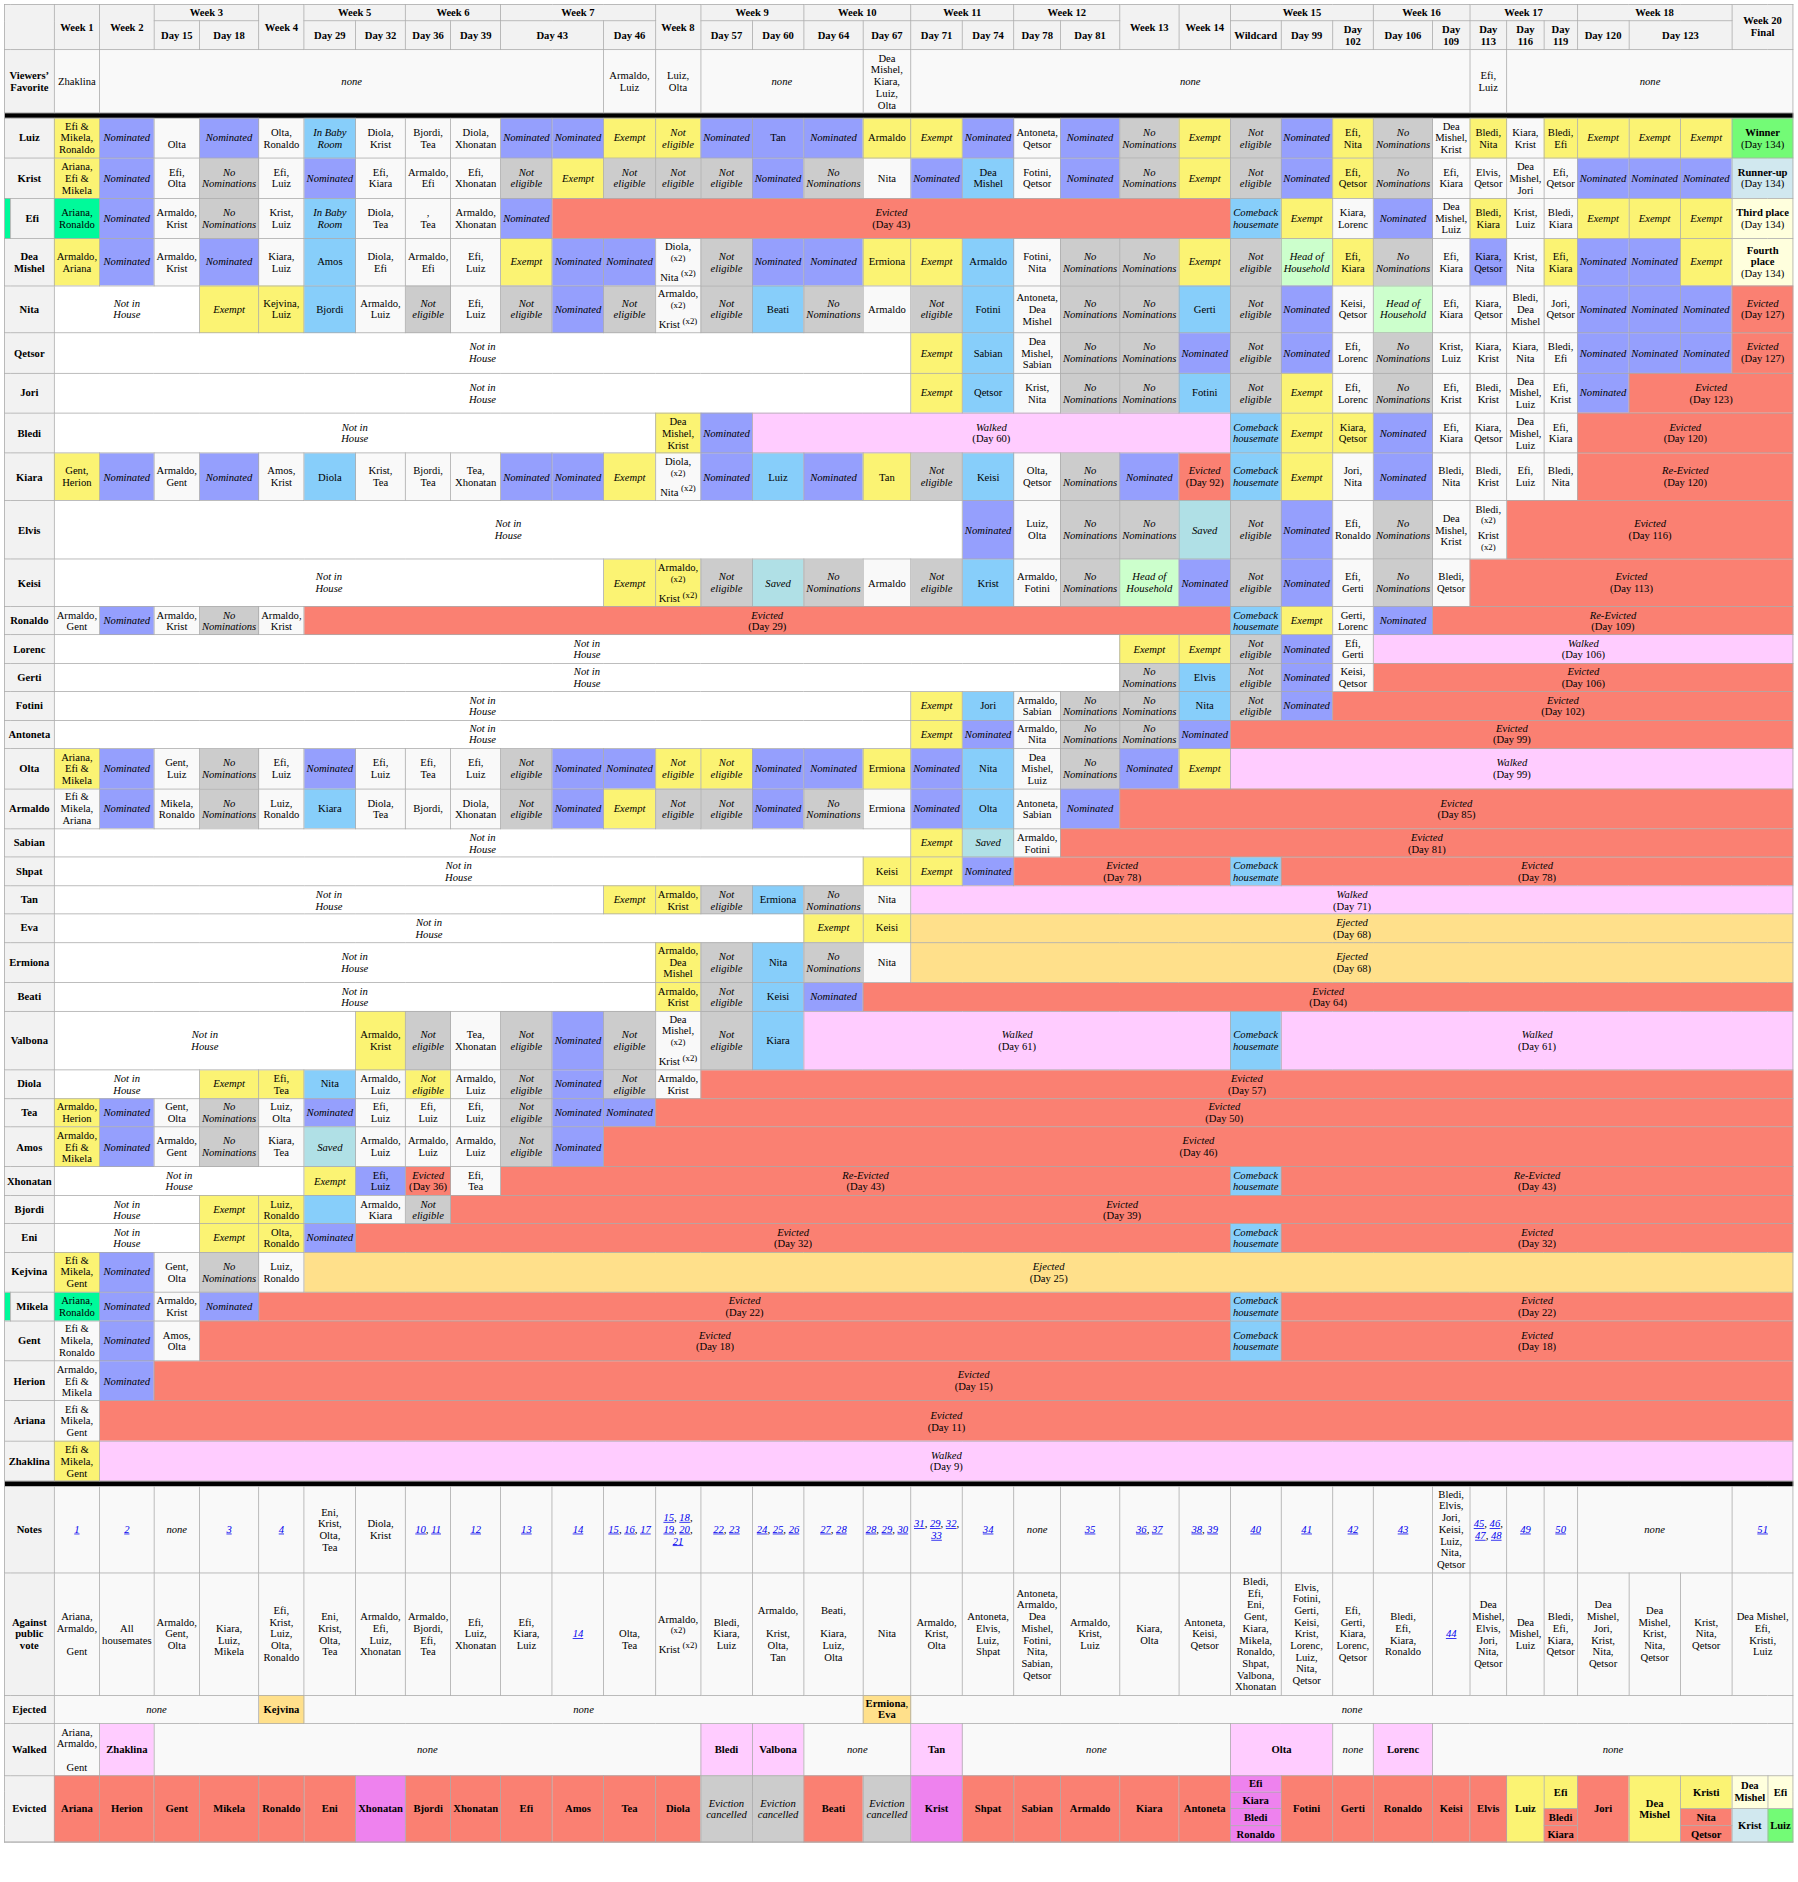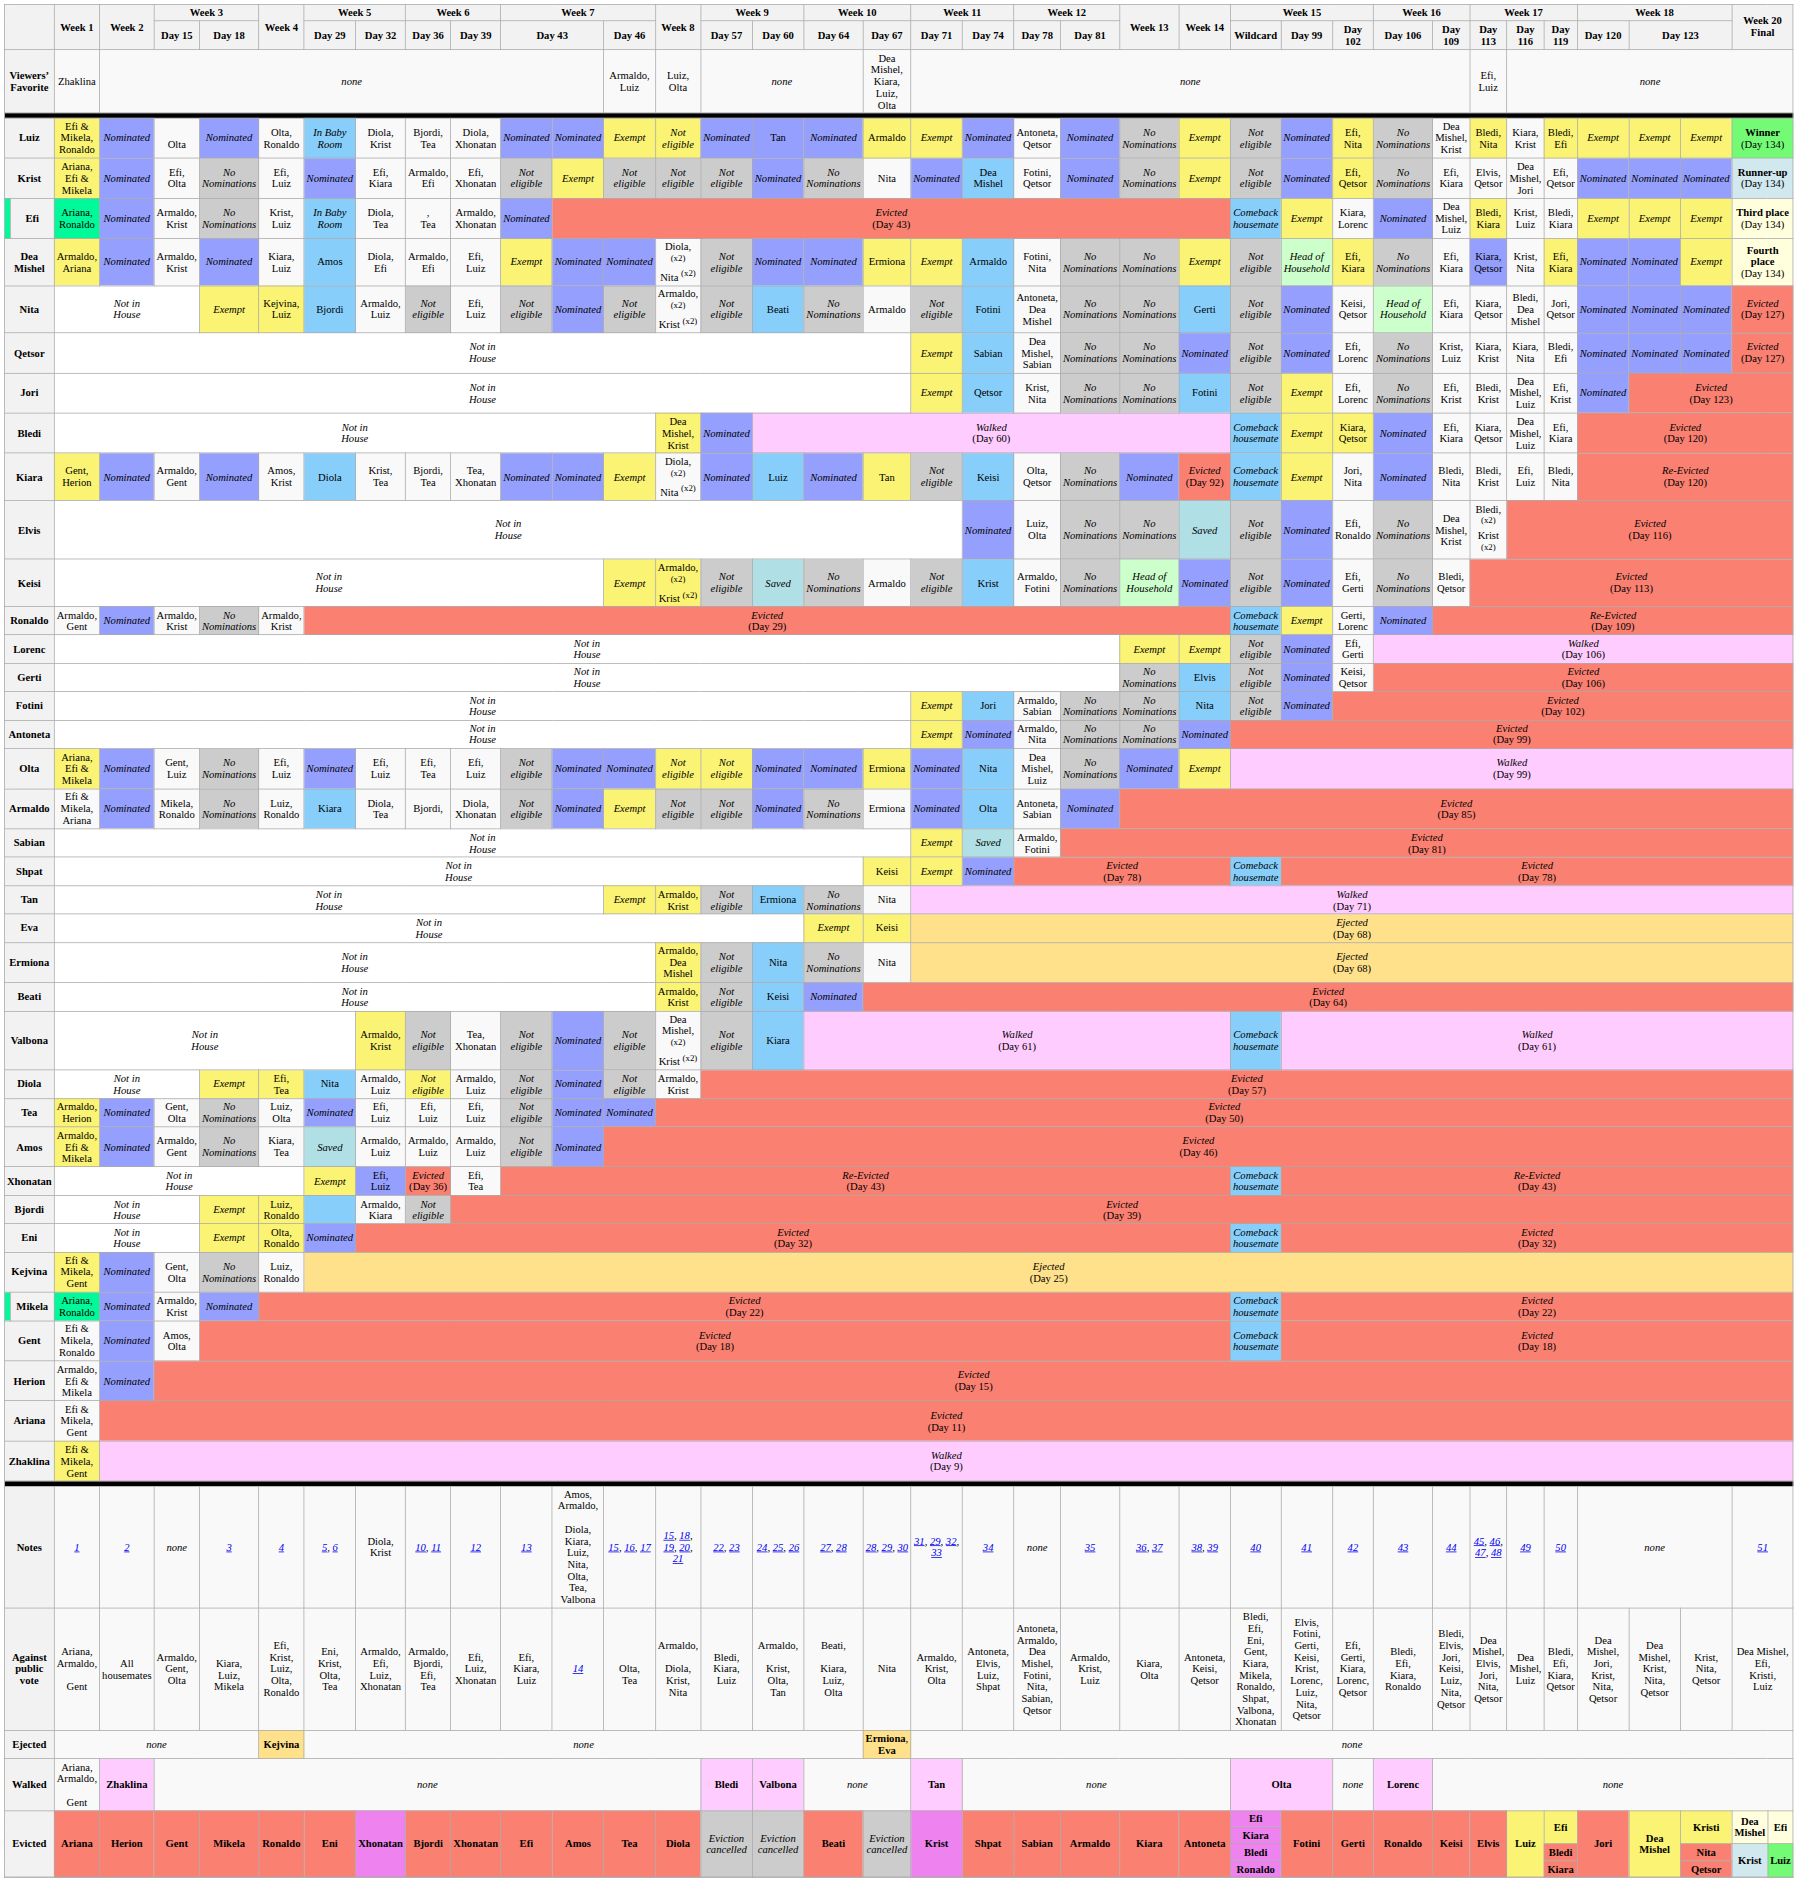(330, 1529) Eni, Krist, Olta, Tea -> (330, 1547) 5, 6
(578, 1529) 14 -> (578, 1547) Amos, Armaldo, Diola, Kiara, Luiz, Nita, Olta, Tea, Valbona
(1451, 1529) Bledi, Elvis, Jori, Keisi, Luiz, Nita, Qetsor -> (1451, 1547) 44
(678, 1634) Armaldo, (x2) Krist (x2) -> (678, 1669) Armaldo, Diola, Krist, Nita
(1451, 1634) 44 -> (1451, 1669) Bledi, Elvis, Jori, Keisi, Luiz, Nita, Qetsor
